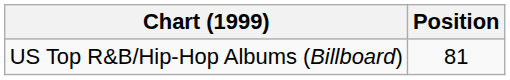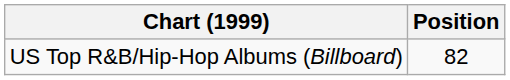(456, 56) 81 -> (456, 56) 82
